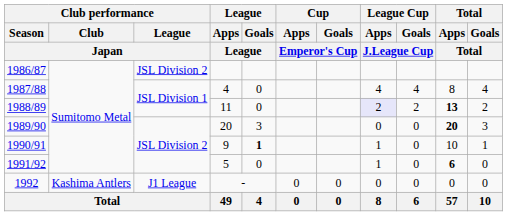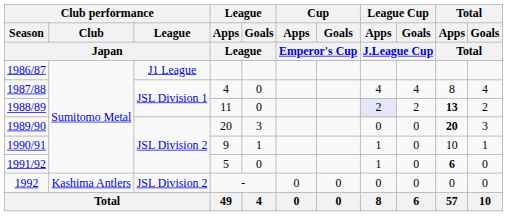(172, 70) JSL Division 2 -> (172, 70) J1 League
(259, 145) bold -> (259, 145) normal
(172, 182) J1 League -> (172, 182) JSL Division 2
